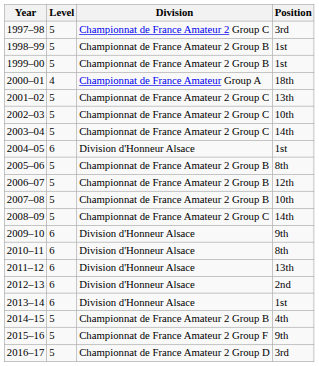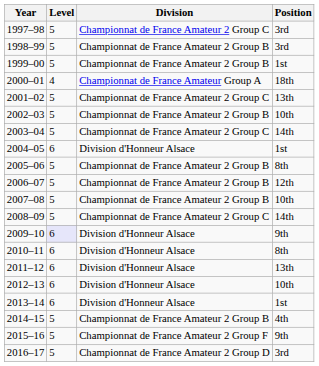(281, 47) 1st -> (282, 47) 3rd
(174, 115) Championnat de France Amateur 2 Group C -> (174, 115) Championnat de France Amateur 2 Group B
(52, 234) no background -> (52, 234) lavender background
(283, 285) 2nd -> (284, 285) 10th
